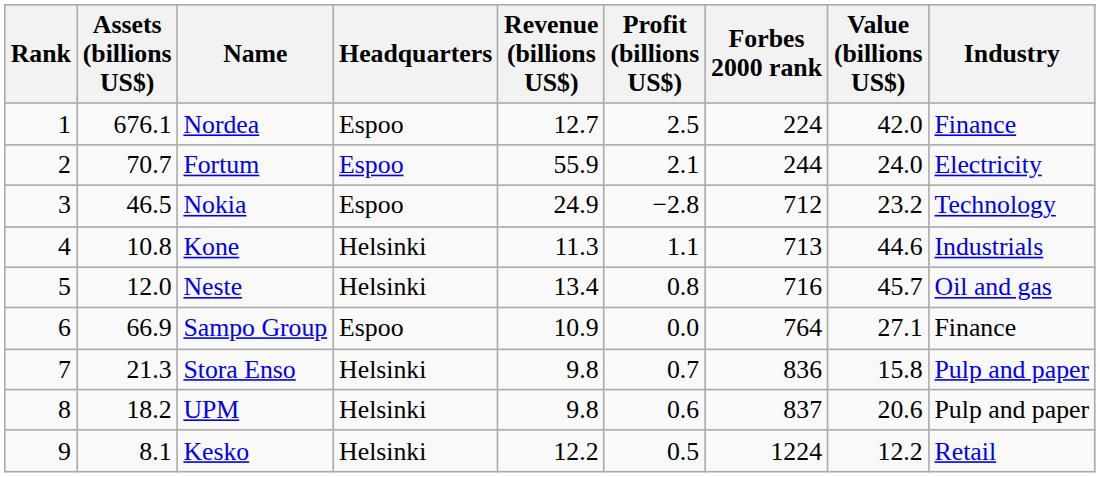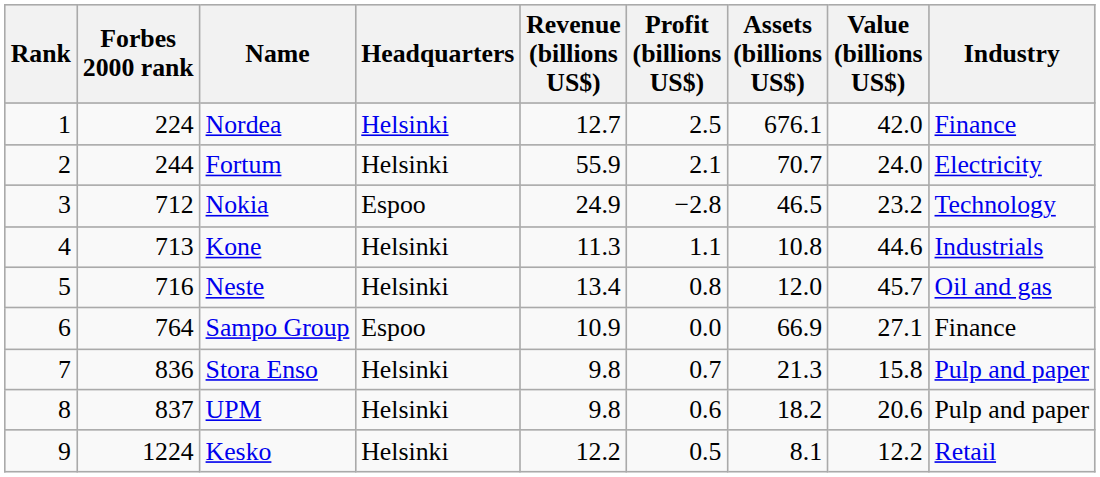columns swapped: (767, 53) <-> (127, 53)
(371, 123) Espoo -> (405, 123) Helsinki
(371, 164) Espoo -> (405, 164) Helsinki
